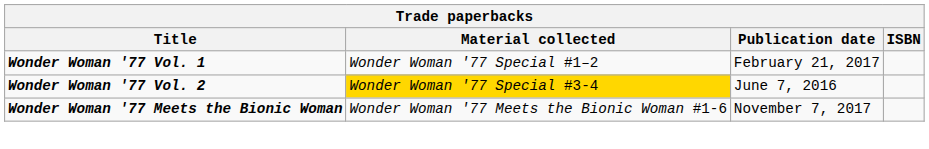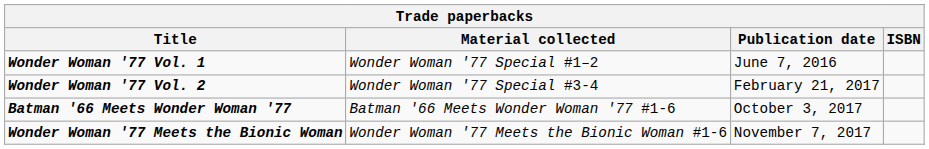(807, 63) February 21, 2017 -> (785, 63) June 7, 2016
(474, 86) gold background -> (474, 86) no background
(785, 86) June 7, 2016 -> (807, 86) February 21, 2017
+ row: (150, 109)
